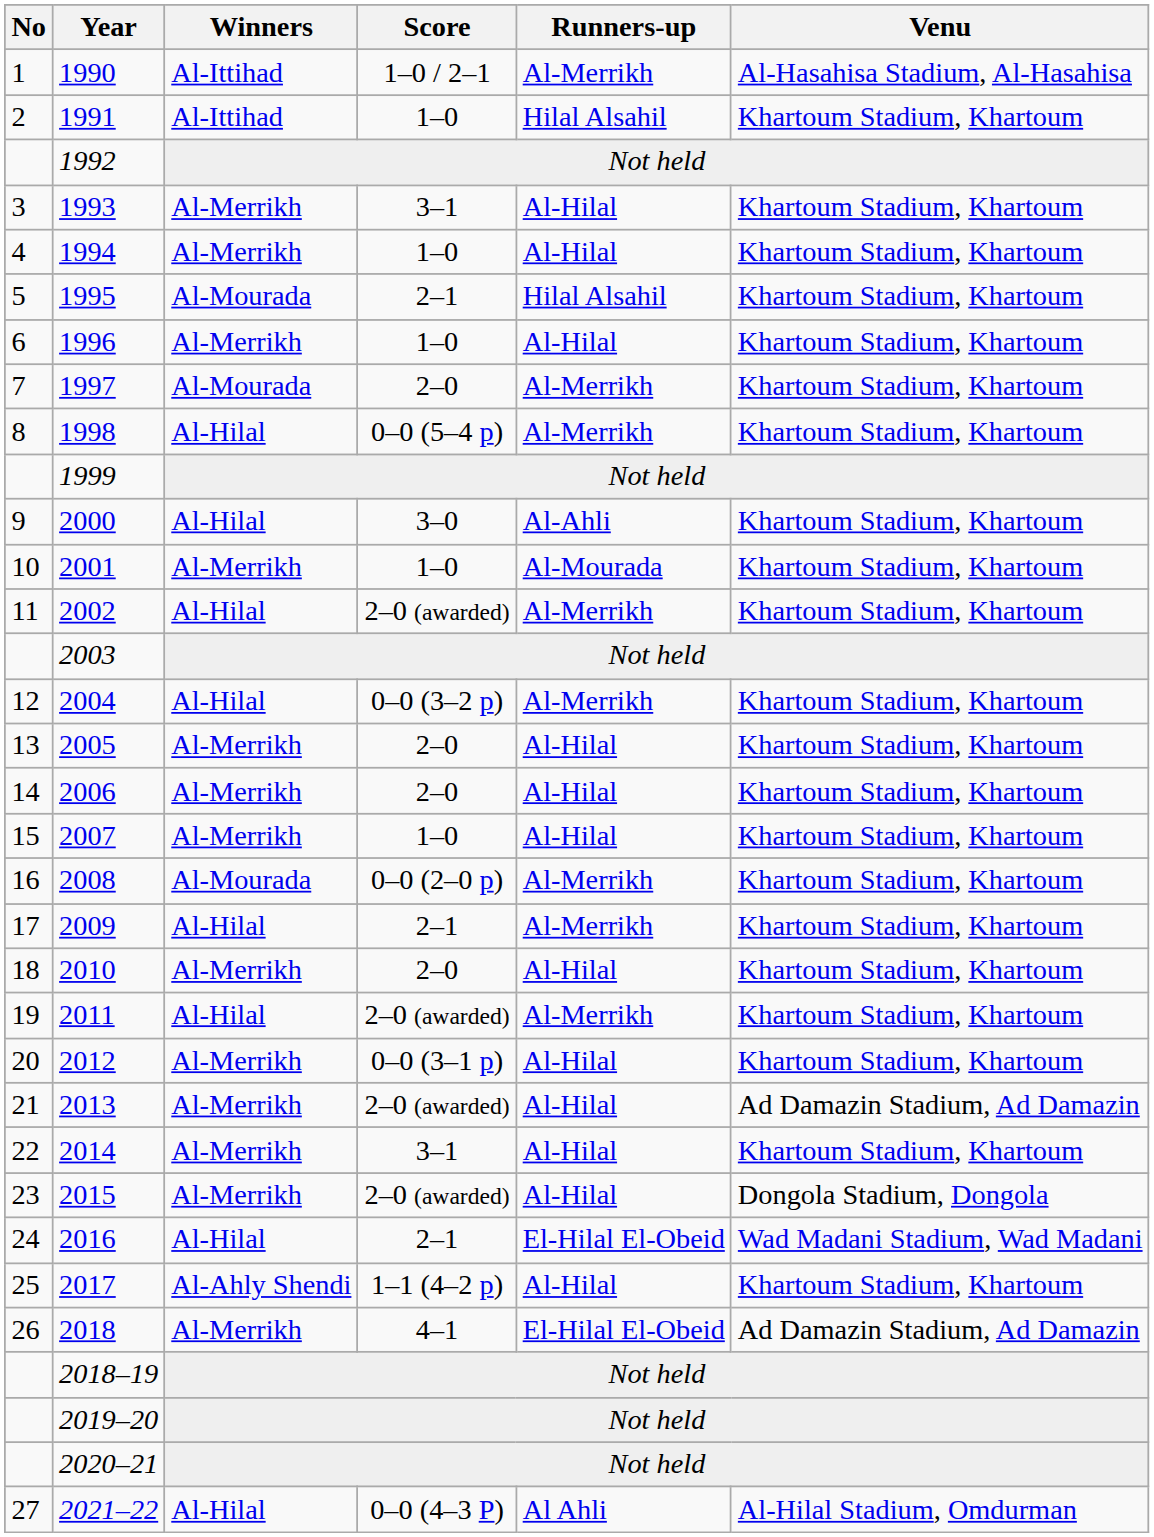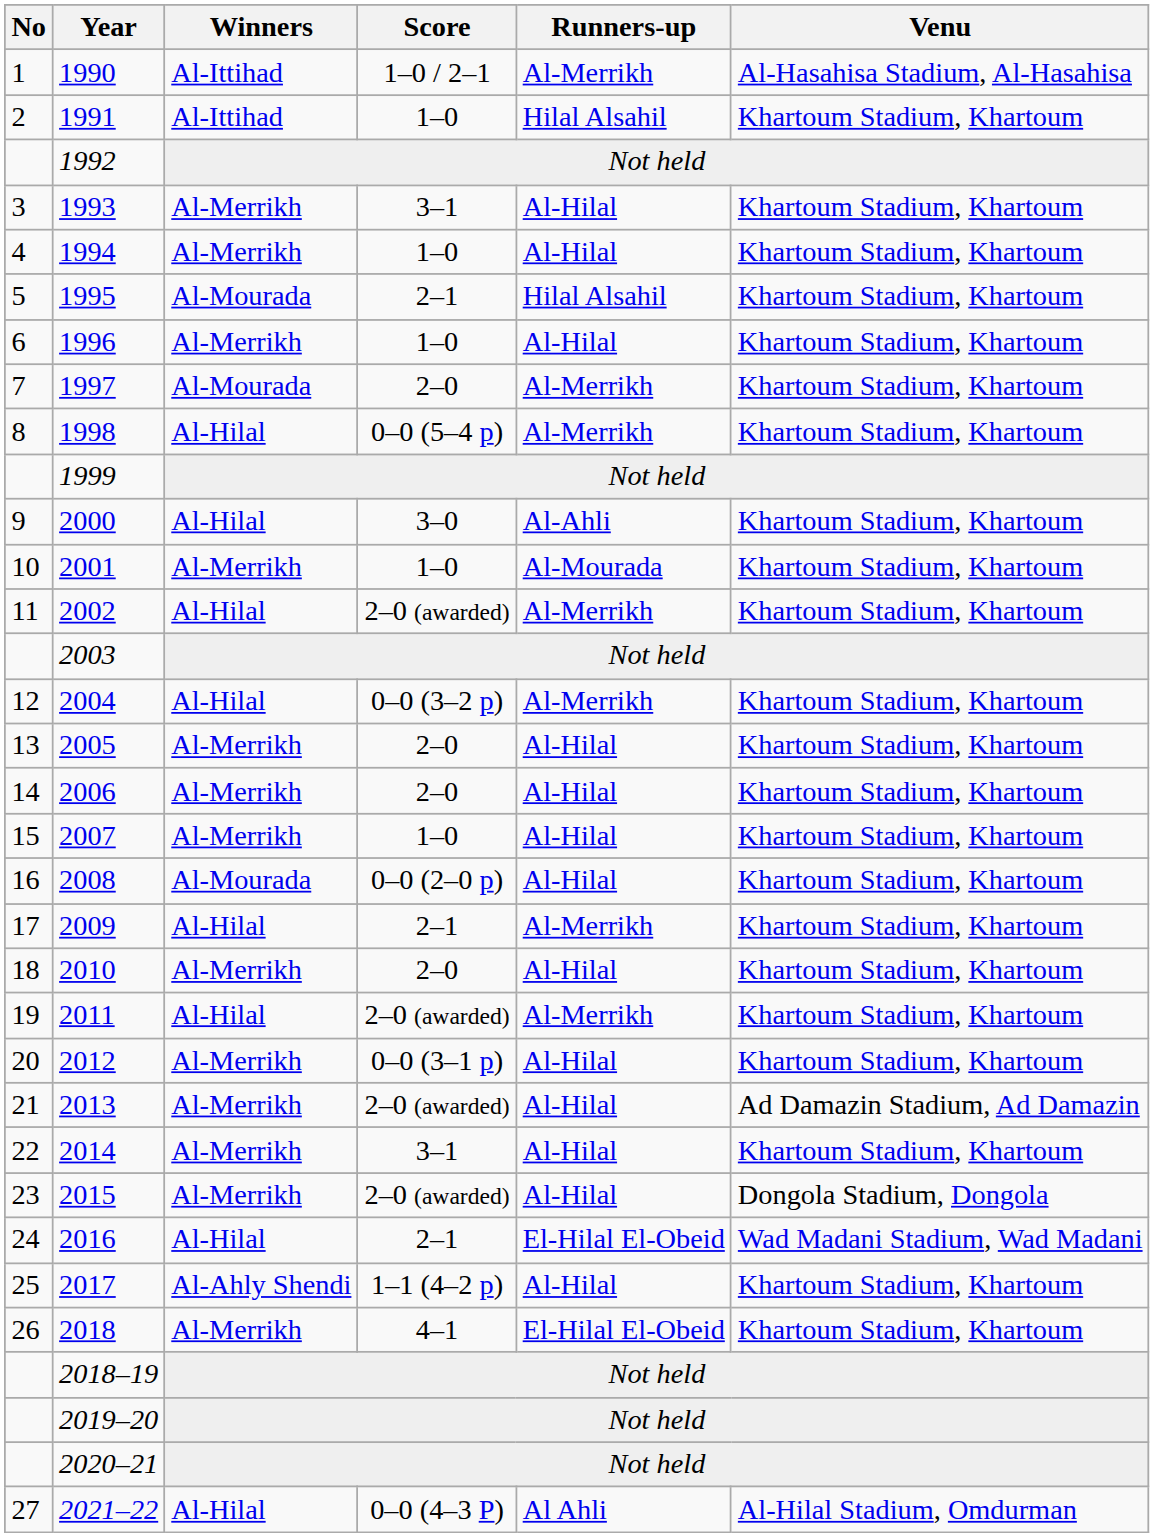(588, 880) Al-Merrikh -> (570, 880) Al-Hilal
(939, 1329) Ad Damazin Stadium, Ad Damazin -> (911, 1329) Khartoum Stadium, Khartoum
